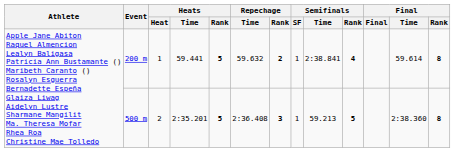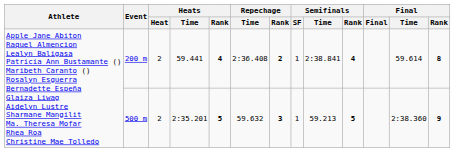(160, 58) 1 -> (160, 58) 2
(220, 58) 5 -> (220, 58) 4
(250, 58) 59.632 -> (250, 58) 2:36.408
(250, 117) 2:36.408 -> (250, 117) 59.632
(439, 117) 8 -> (439, 117) 9
